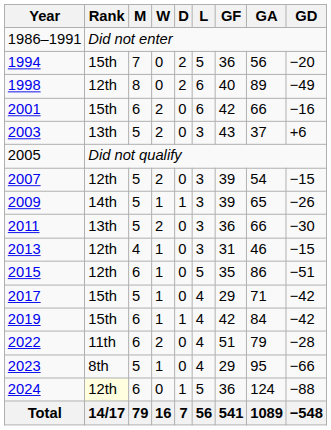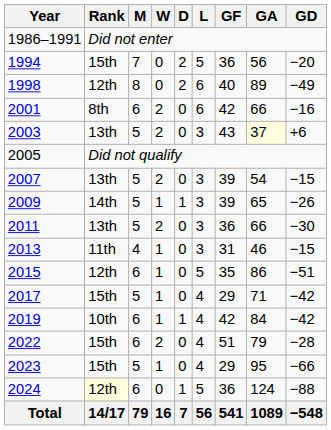(103, 109) 15th -> (99, 109) 8th
(258, 132) no background -> (258, 132) lightyellow background
(103, 179) 12th -> (103, 179) 13th
(103, 249) 12th -> (102, 249) 11th
(103, 319) 15th -> (103, 319) 10th
(102, 343) 11th -> (103, 343) 15th
(99, 366) 8th -> (103, 366) 15th
